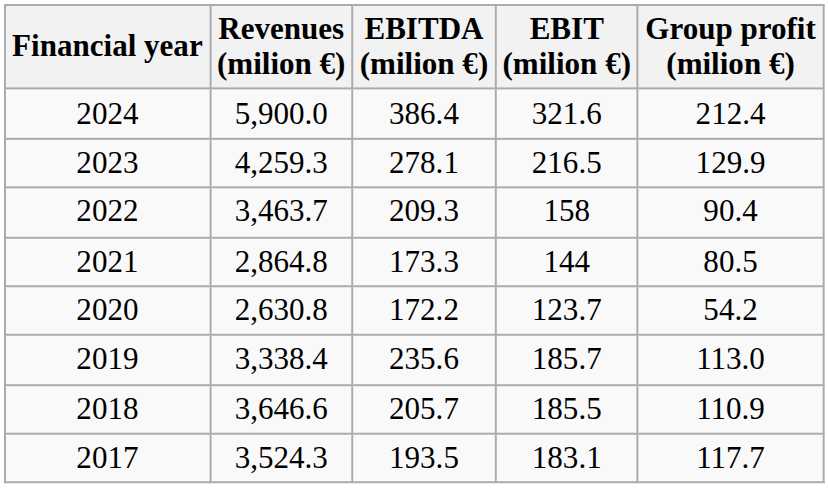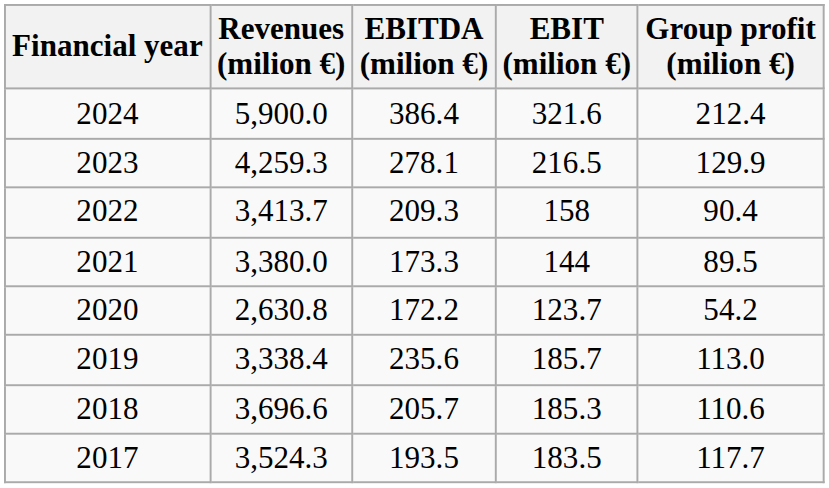(281, 211) 3,463.7 -> (281, 211) 3,413.7
(281, 260) 2,864.8 -> (281, 260) 3,380.0
(731, 260) 80.5 -> (731, 260) 89.5
(281, 408) 3,646.6 -> (281, 408) 3,696.6
(567, 408) 185.5 -> (567, 408) 185.3
(731, 408) 110.9 -> (731, 408) 110.6
(567, 457) 183.1 -> (567, 457) 183.5
